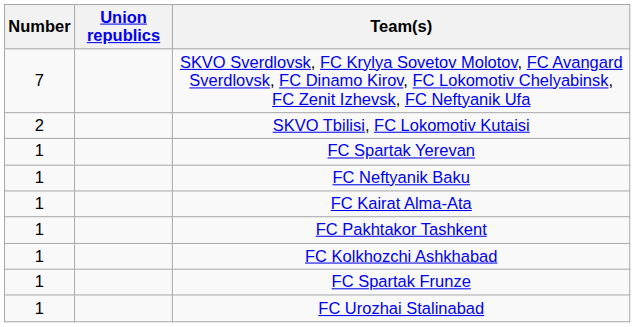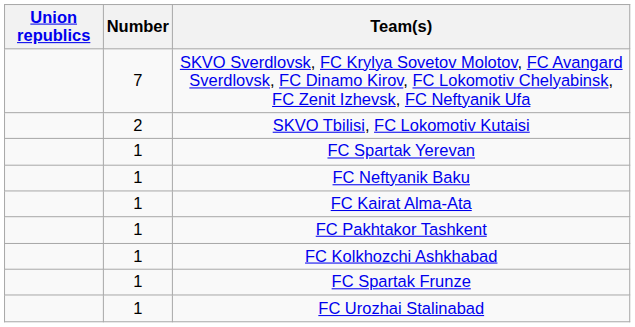columns swapped: (39, 26) <-> (124, 26)
